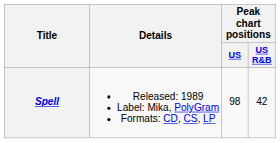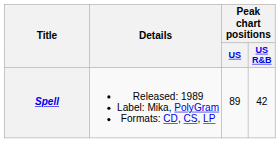(235, 102) 98 -> (235, 102) 89
